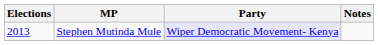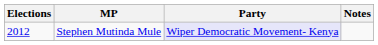(18, 31) 2013 -> (18, 31) 2012
